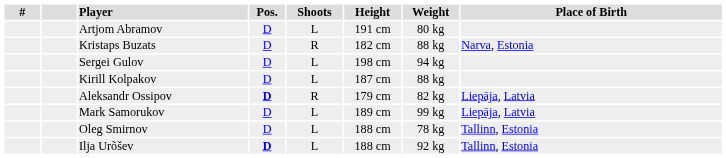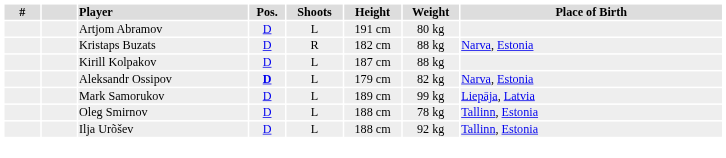- row: (111, 62)
(315, 95) R -> (315, 79) L
(498, 95) Liepāja, Latvia -> (497, 79) Narva, Estonia
(267, 146) bold -> (267, 129) normal
